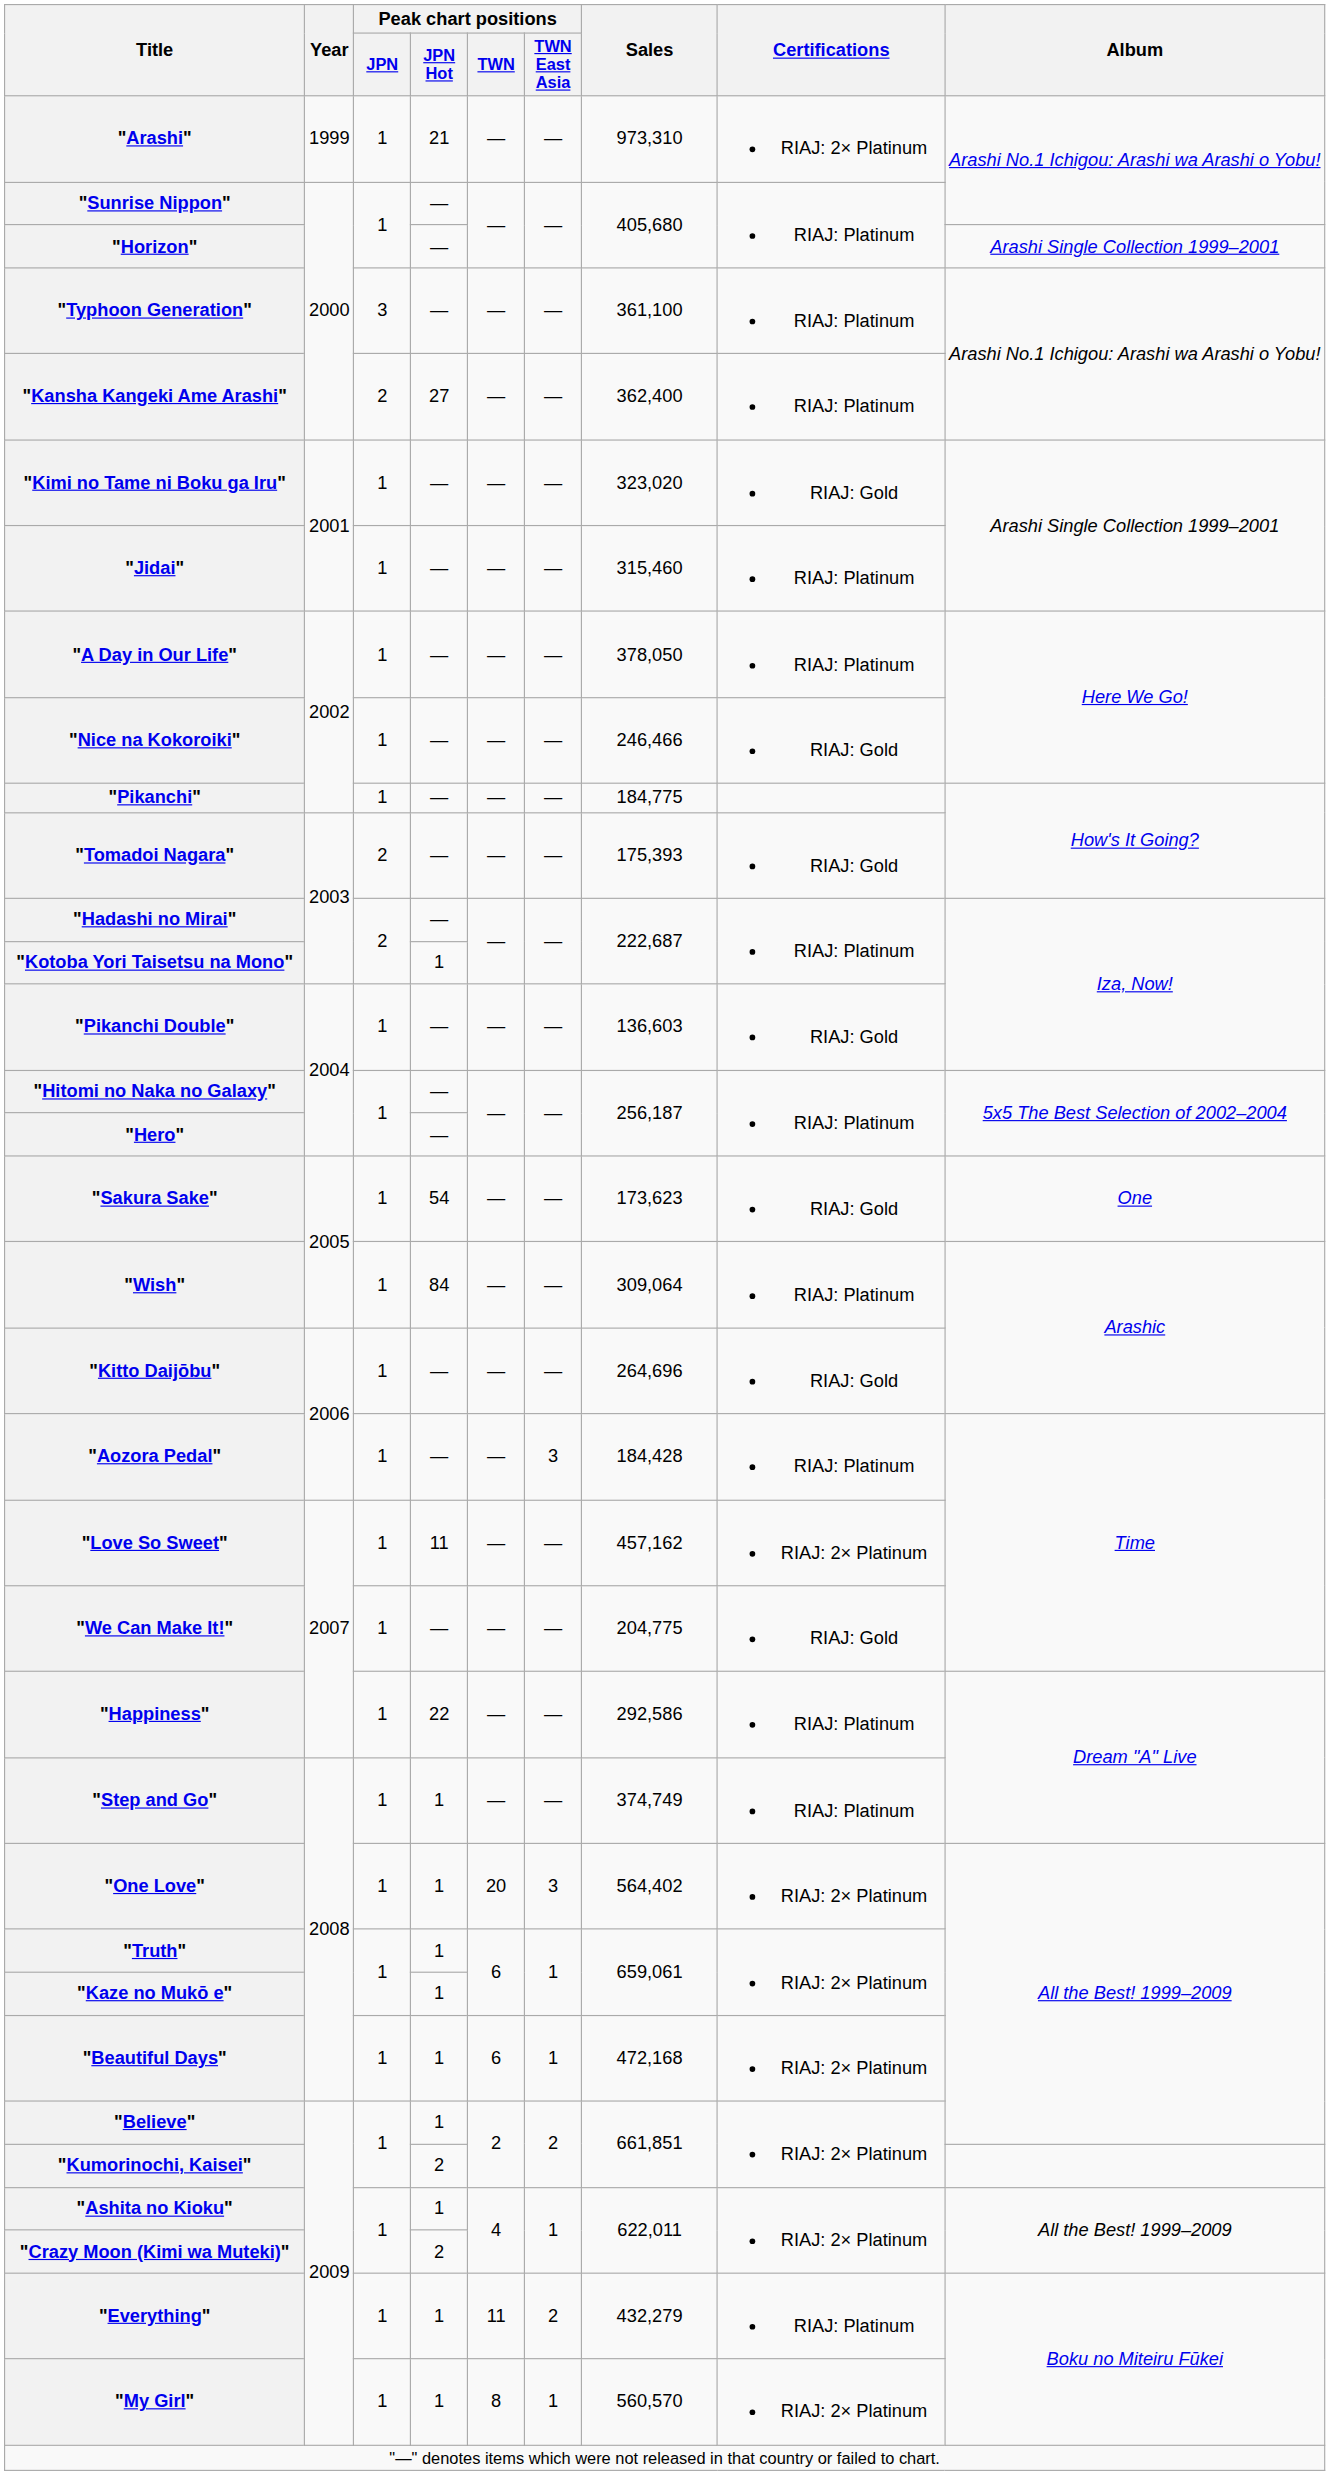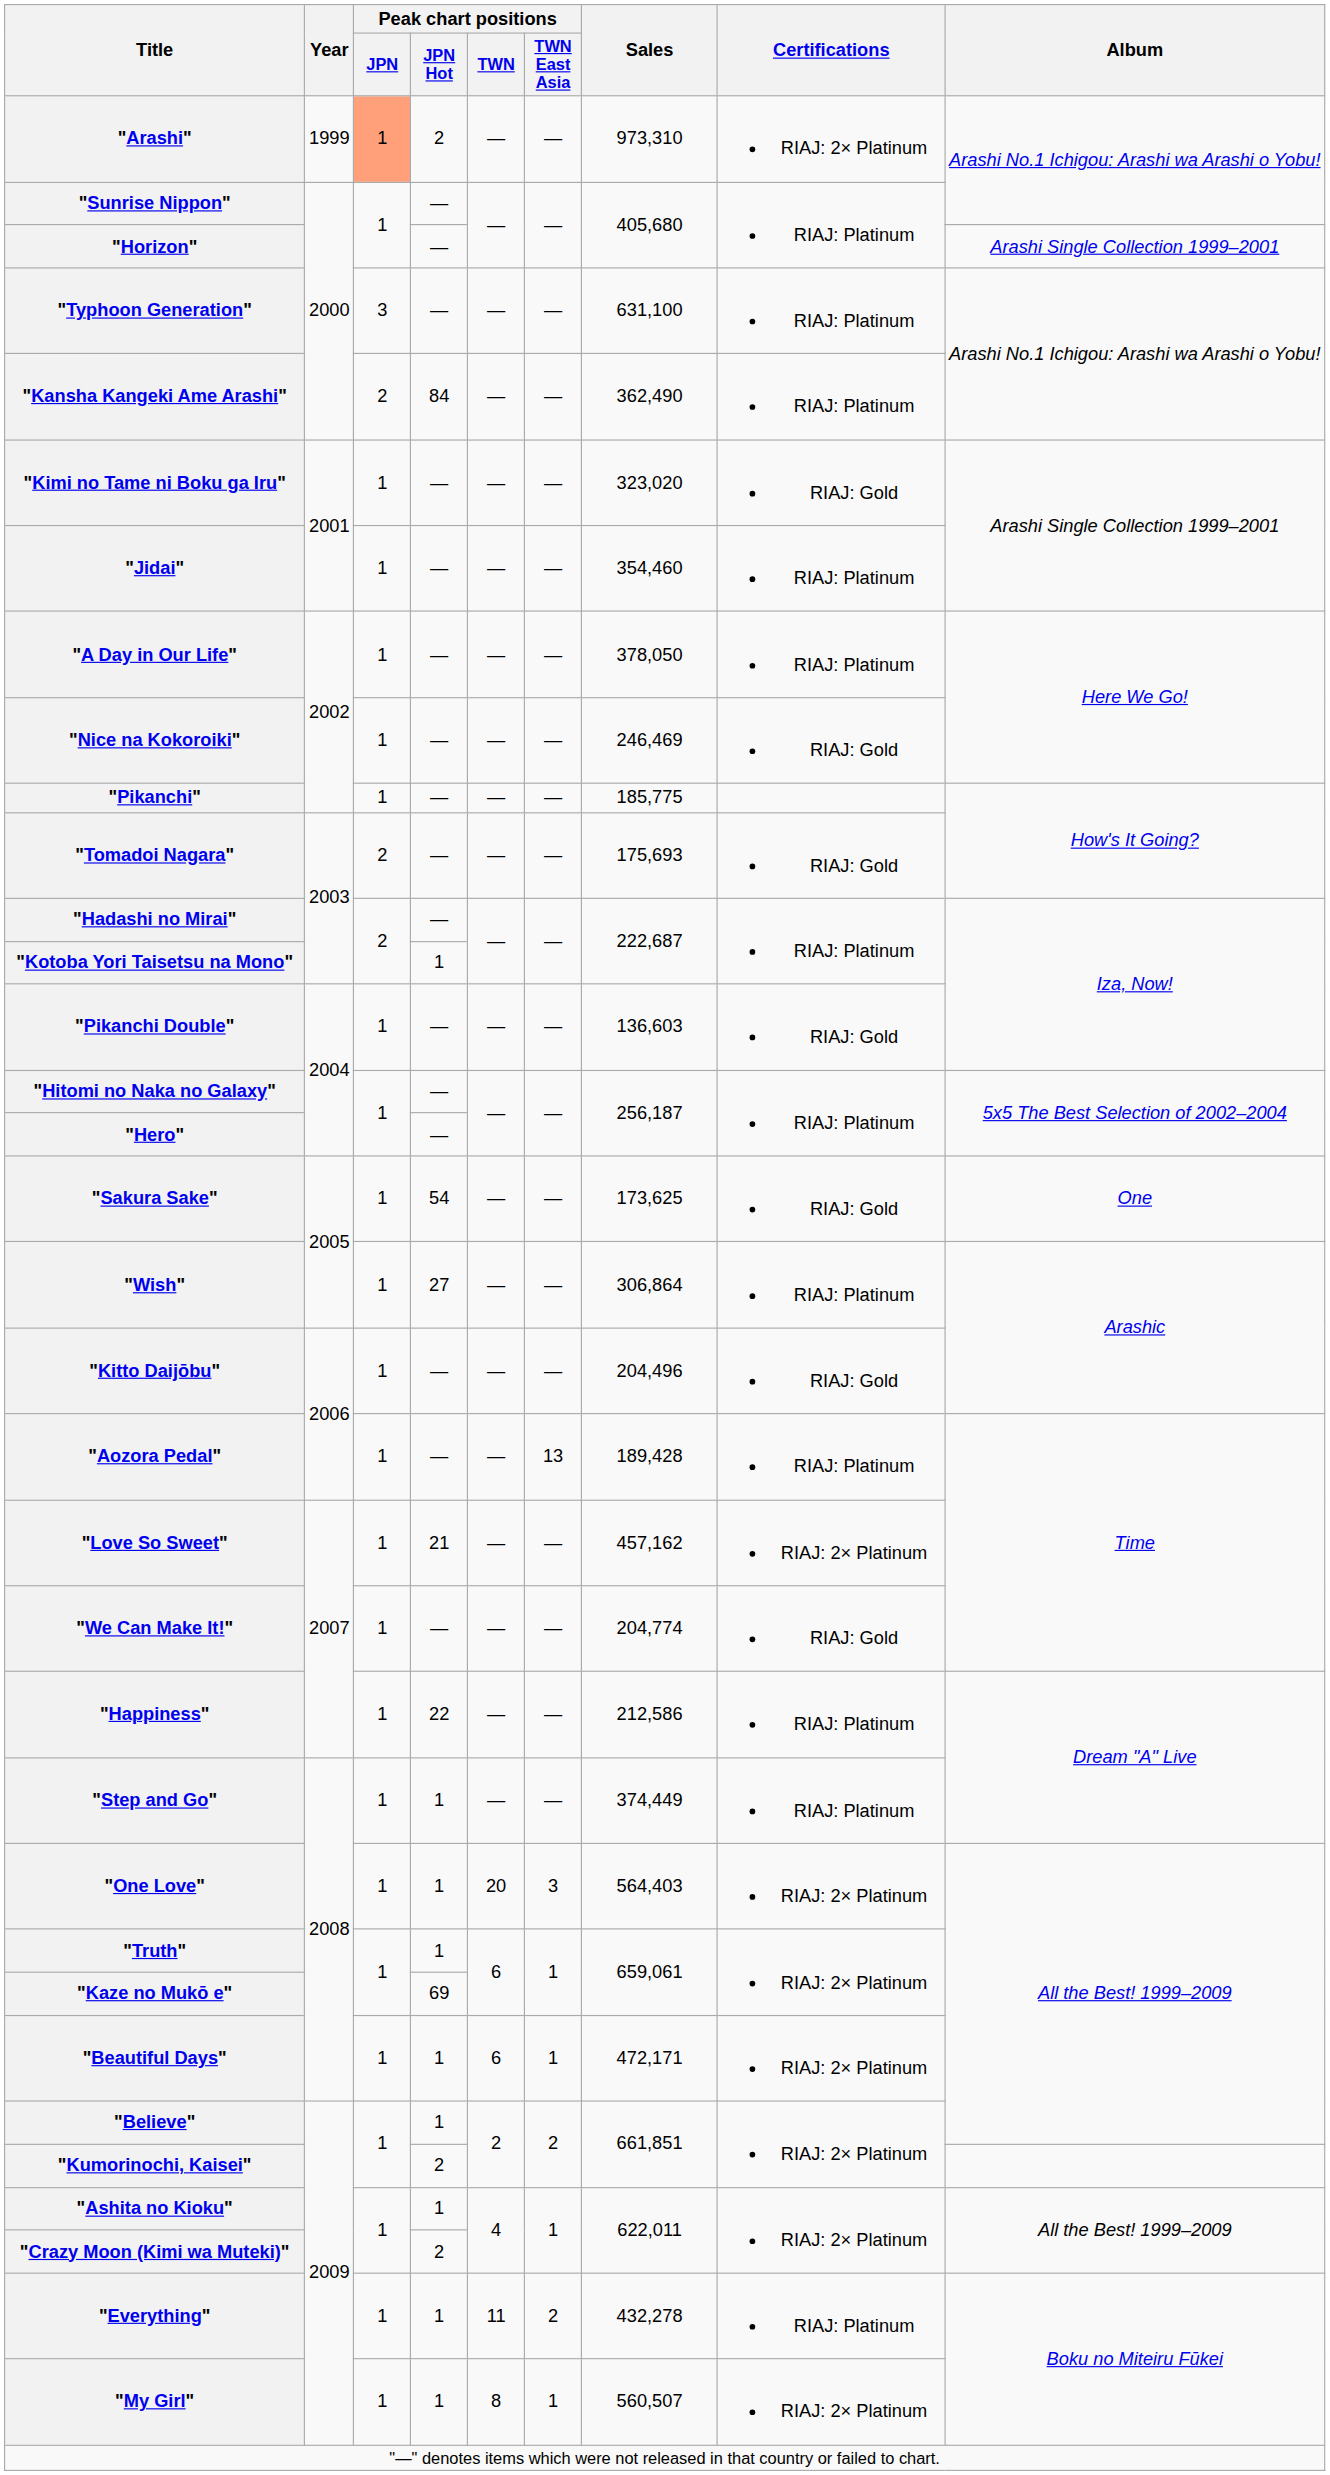(382, 138) no background -> (382, 138) lightsalmon background
(439, 138) 21 -> (439, 138) 2
(650, 310) 361,100 -> (650, 310) 631,100
(439, 396) 27 -> (439, 396) 84
(650, 396) 362,400 -> (650, 396) 362,490
(650, 568) 315,460 -> (650, 568) 354,460
(650, 740) 246,466 -> (650, 740) 246,469
(650, 797) 184,775 -> (650, 797) 185,775
(650, 855) 175,393 -> (650, 855) 175,693
(650, 1198) 173,623 -> (650, 1198) 173,625
(439, 1284) 84 -> (439, 1284) 27
(650, 1284) 309,064 -> (650, 1284) 306,864
(650, 1370) 264,696 -> (650, 1370) 204,496
(553, 1456) 3 -> (553, 1456) 13
(650, 1456) 184,428 -> (650, 1456) 189,428
(439, 1542) 11 -> (439, 1542) 21
(650, 1628) 204,775 -> (650, 1628) 204,774
(650, 1714) 292,586 -> (650, 1714) 212,586
(650, 1800) 374,749 -> (650, 1800) 374,449
(650, 1886) 564,402 -> (650, 1886) 564,403
(439, 1993) 1 -> (439, 1993) 69
(650, 2058) 472,168 -> (650, 2058) 472,171
(650, 2315) 432,279 -> (650, 2315) 432,278
(650, 2401) 560,570 -> (650, 2401) 560,507
